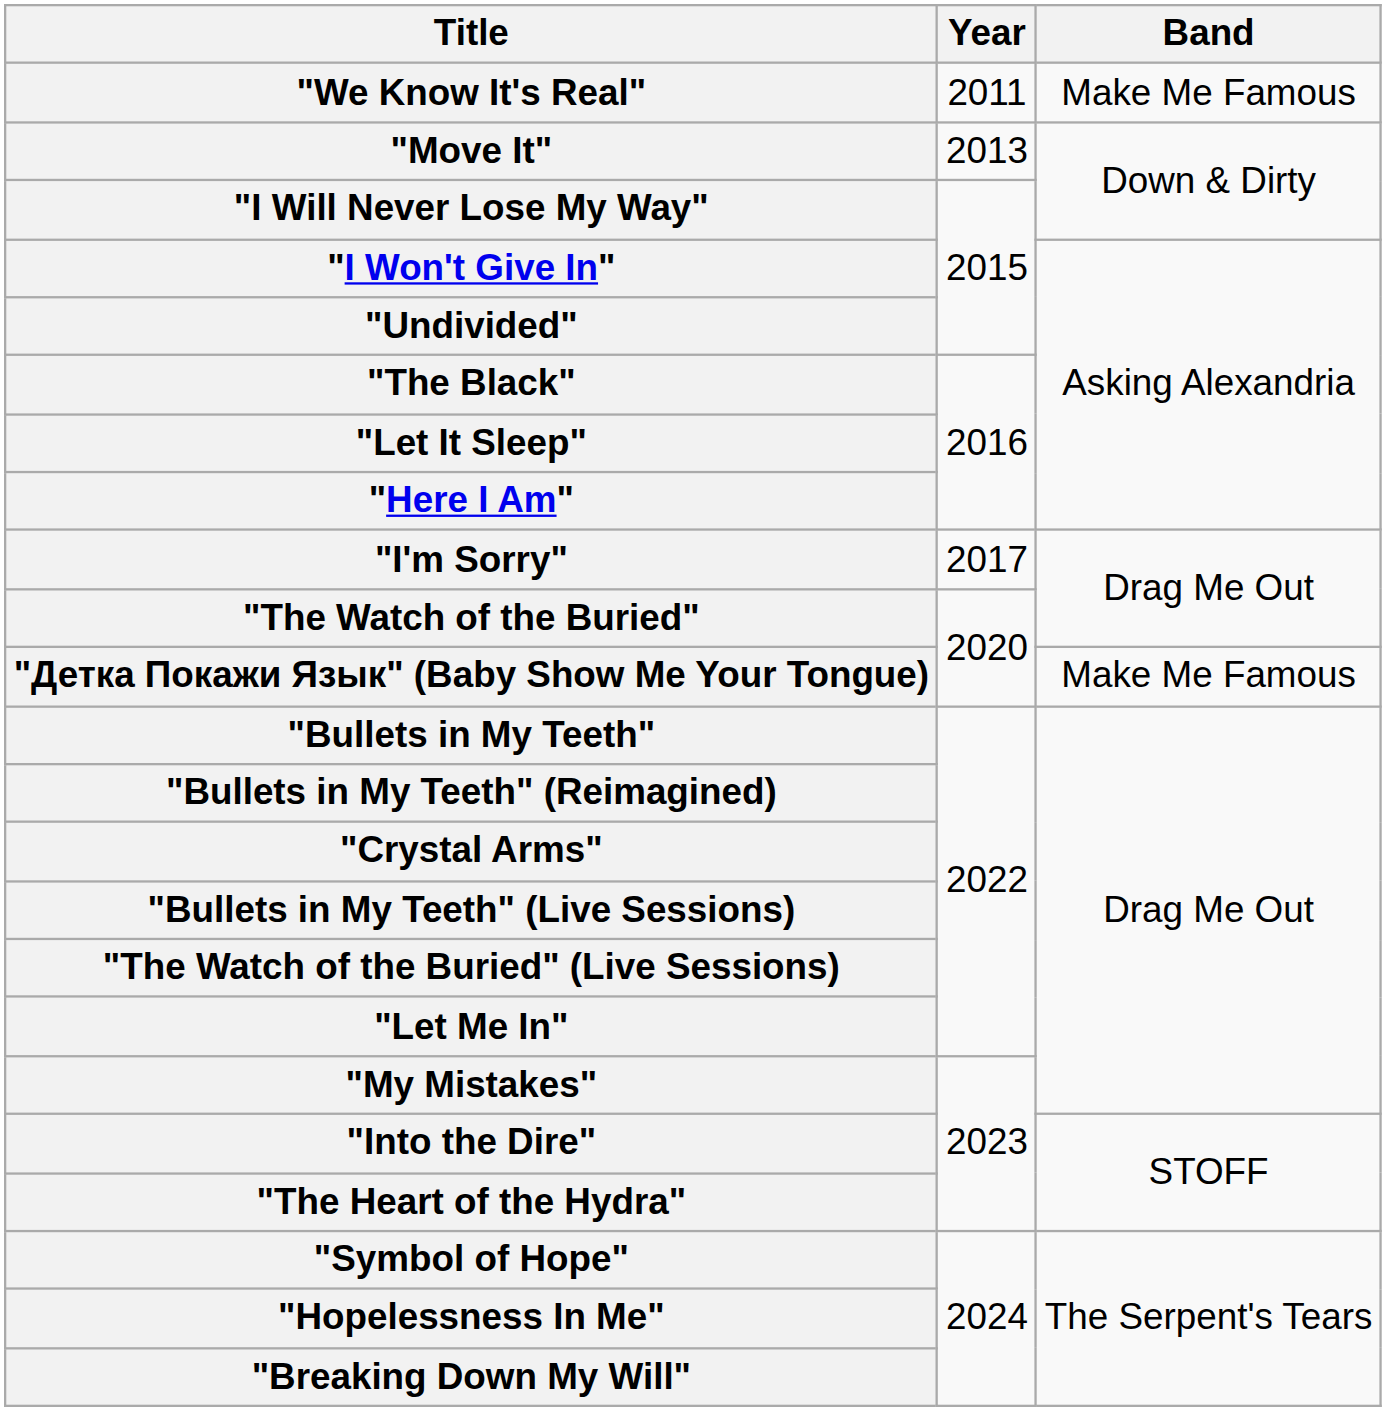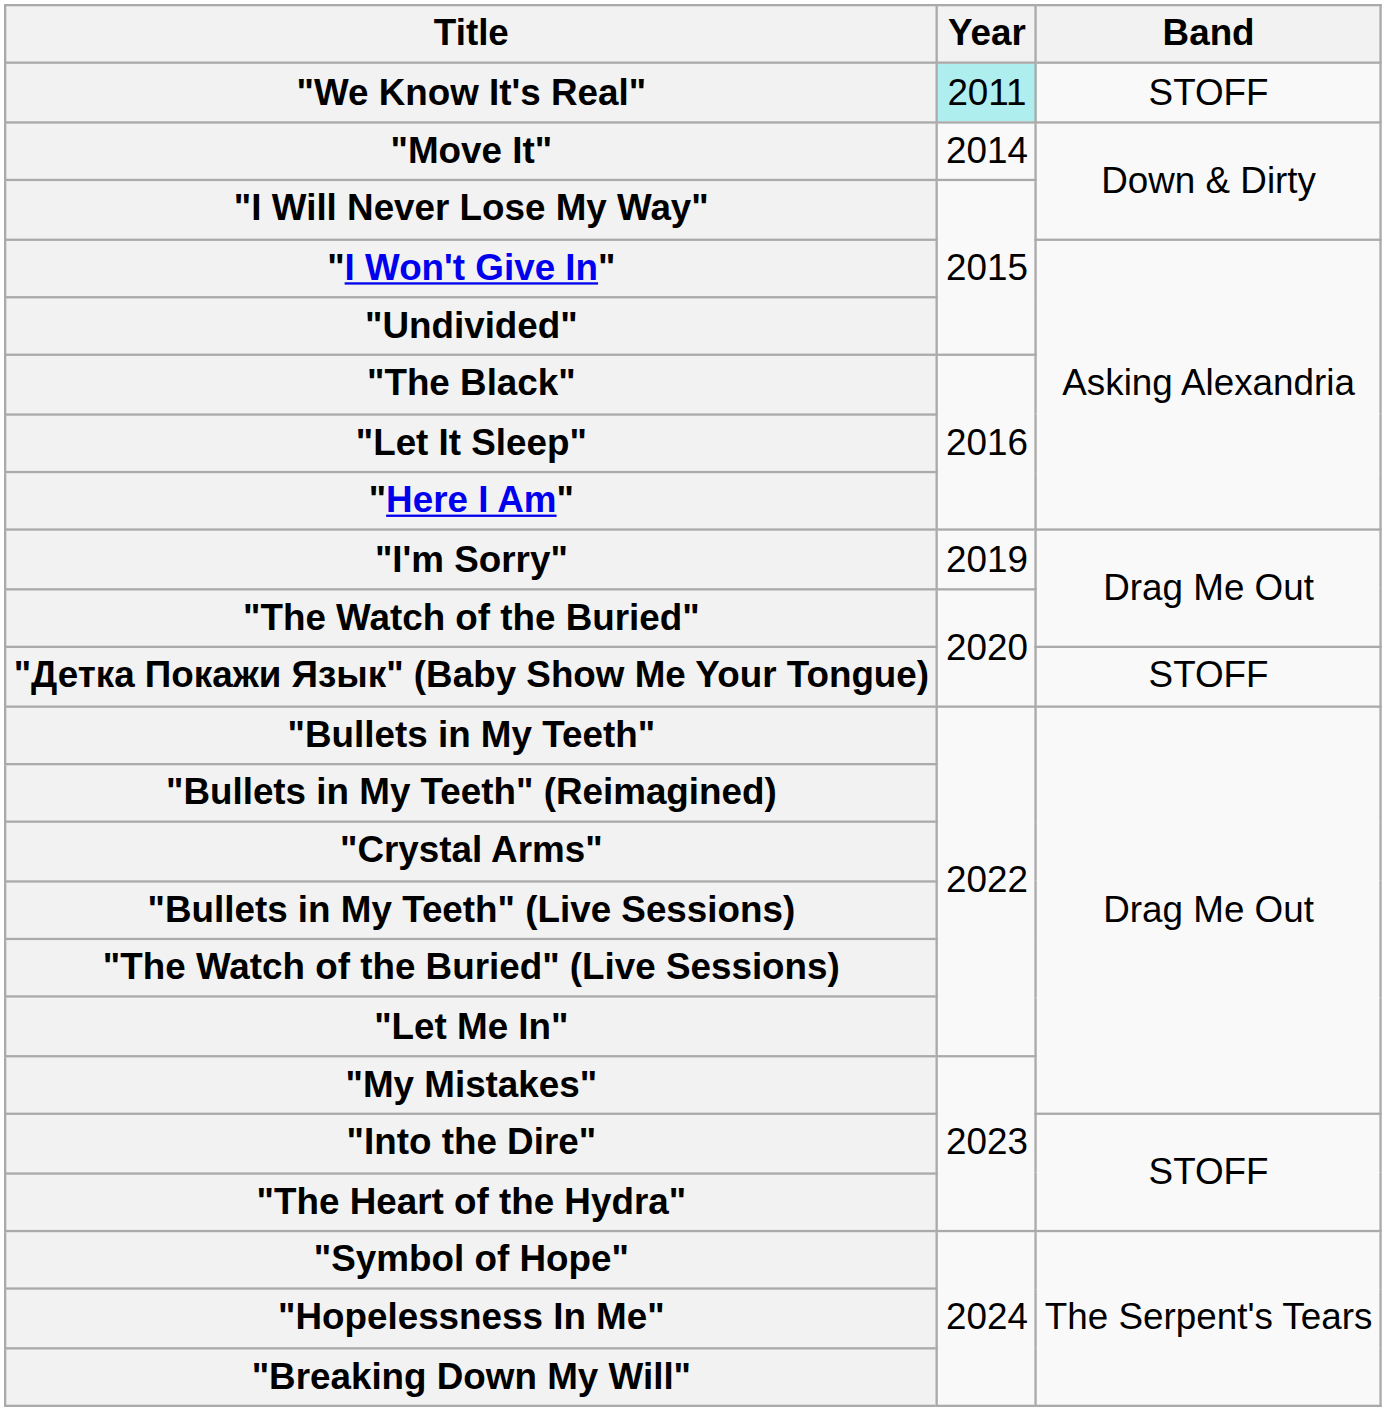(987, 92) no background -> (987, 92) paleturquoise background
(1209, 92) Make Me Famous -> (1209, 92) STOFF
(987, 150) 2013 -> (987, 150) 2014
(987, 558) 2017 -> (987, 558) 2019
(1209, 675) Make Me Famous -> (1209, 675) STOFF
